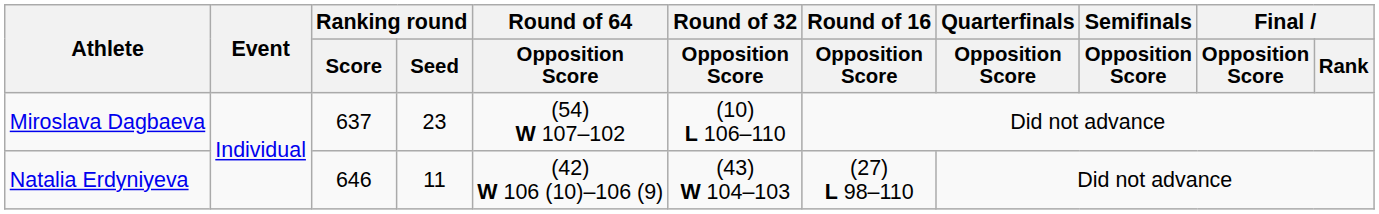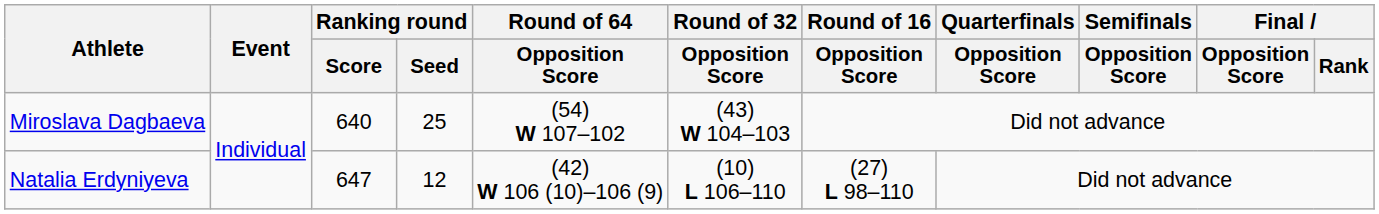(354, 122) 637 -> (354, 122) 640
(435, 122) 23 -> (435, 122) 25
(735, 122) (10) L 106–110 -> (735, 122) (43) W 104–103
(354, 180) 646 -> (354, 180) 647
(435, 180) 11 -> (435, 180) 12
(735, 180) (43) W 104–103 -> (735, 180) (10) L 106–110
